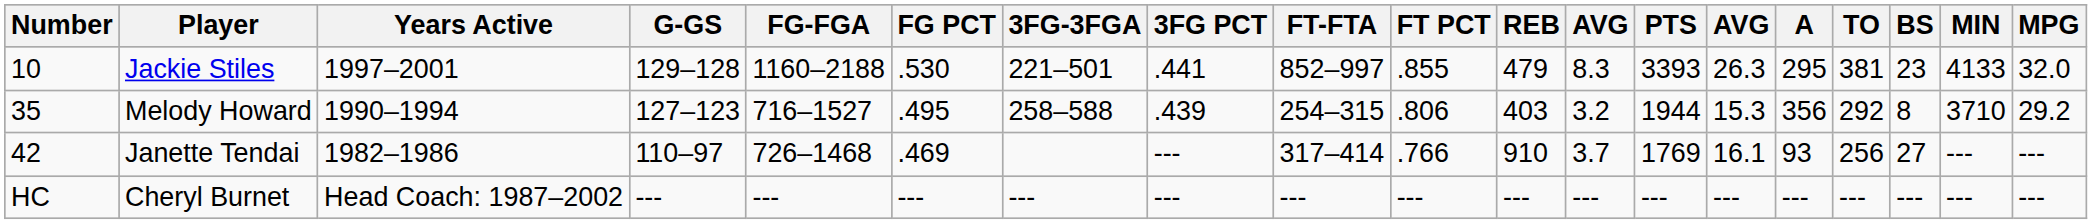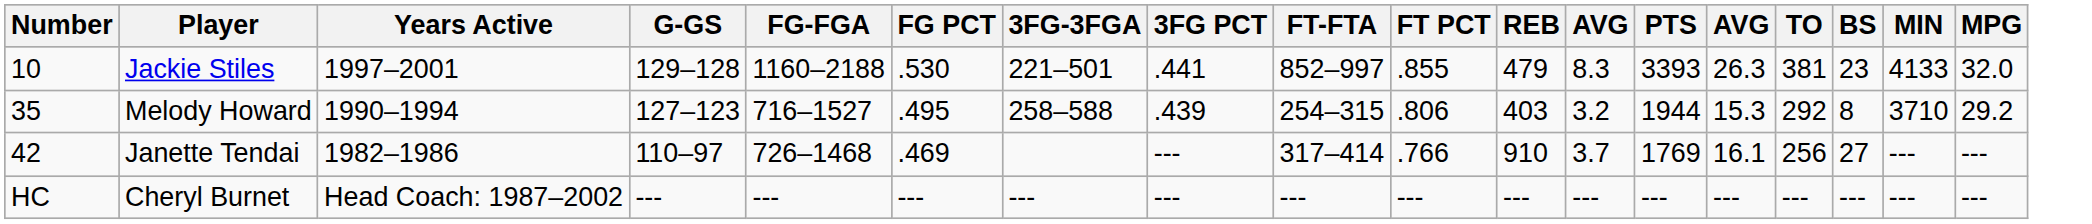- column: (1804, 25)
